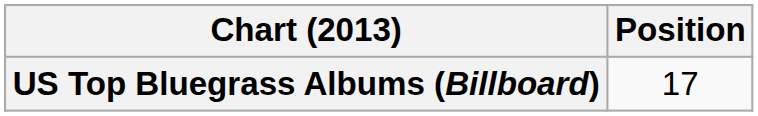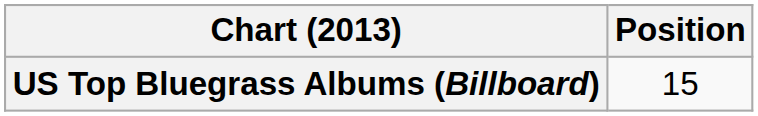(680, 83) 17 -> (680, 83) 15
